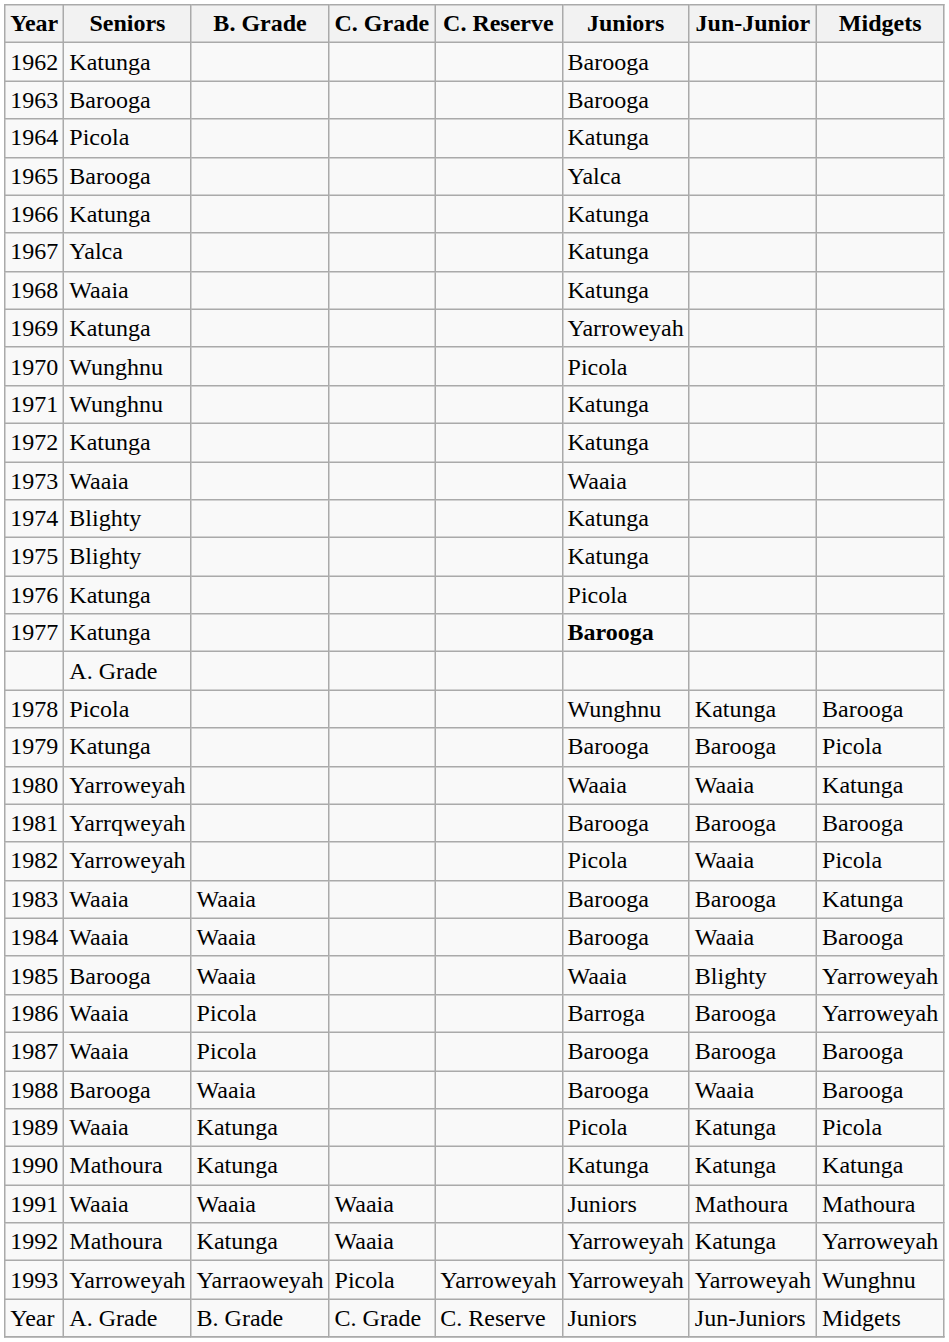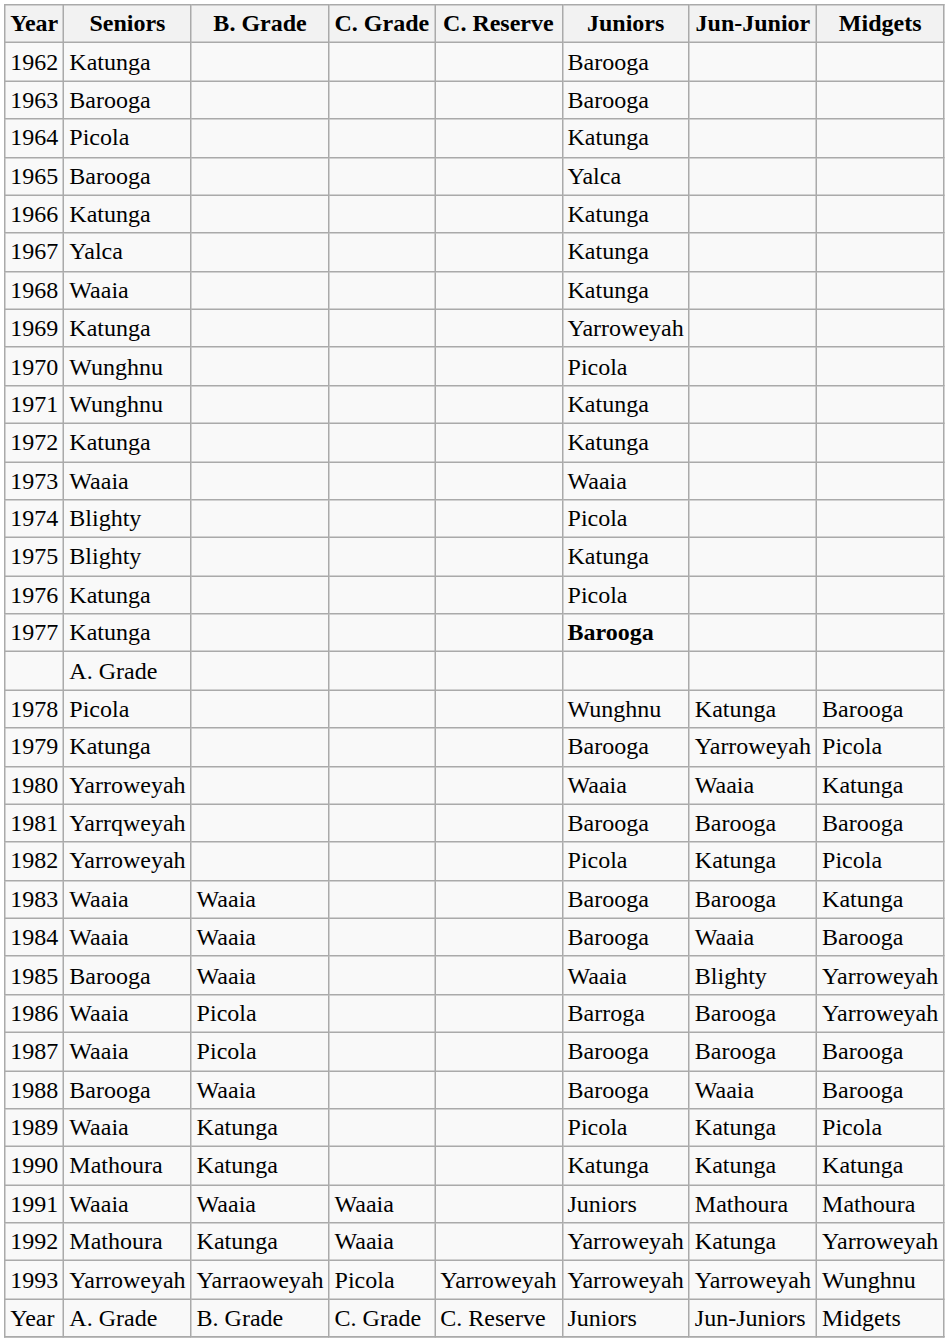(608, 518) Katunga -> (598, 518) Picola
(735, 746) Barooga -> (753, 746) Yarroweyah
(724, 860) Waaia -> (735, 860) Katunga
